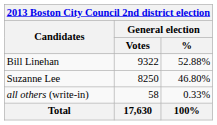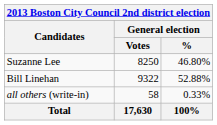rows swapped: (33, 62) <-> (33, 78)
